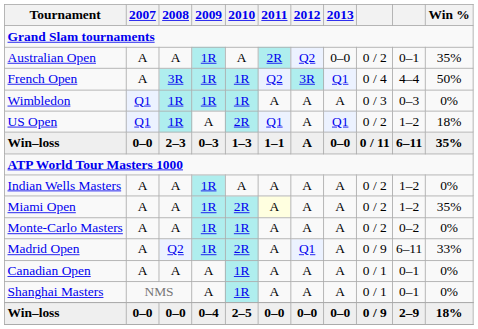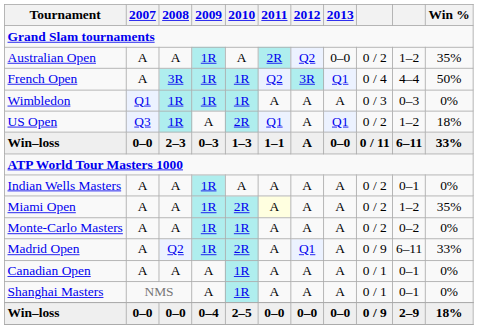(409, 57) 0–1 -> (409, 57) 1–2
(142, 121) Q1 -> (142, 121) Q3
(449, 143) 35% -> (449, 143) 33%
(409, 185) 1–2 -> (409, 185) 0–1
